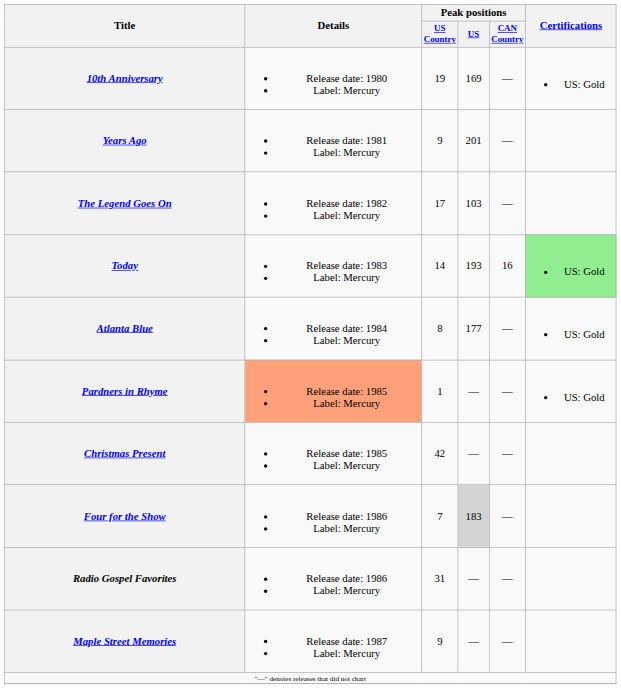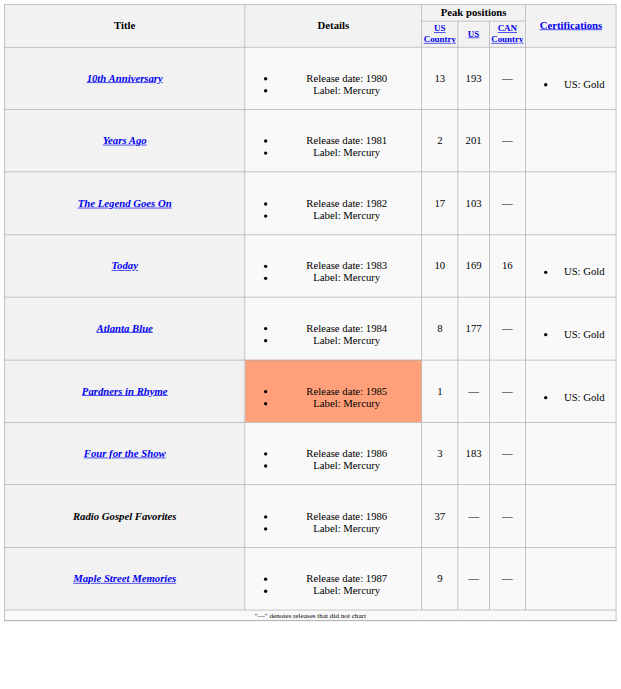(440, 78) 19 -> (440, 78) 13
(474, 78) 169 -> (474, 78) 193
(440, 141) 9 -> (440, 141) 2
(440, 266) 14 -> (440, 266) 10
(474, 266) 193 -> (474, 266) 169
(571, 272) lightgreen background -> (571, 272) no background
- row: (125, 453)
(440, 516) 7 -> (440, 453) 3
(474, 516) lightgrey background -> (474, 453) no background
(440, 578) 31 -> (440, 516) 37
